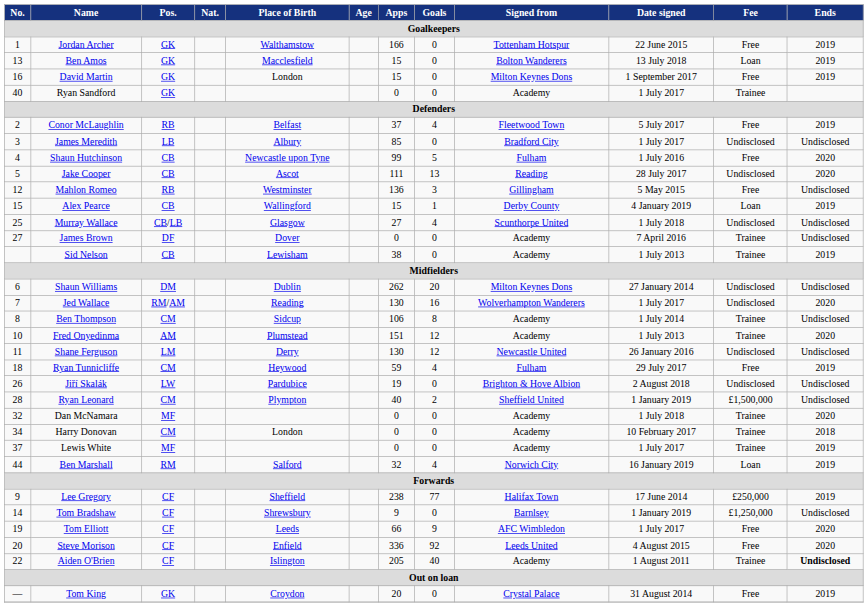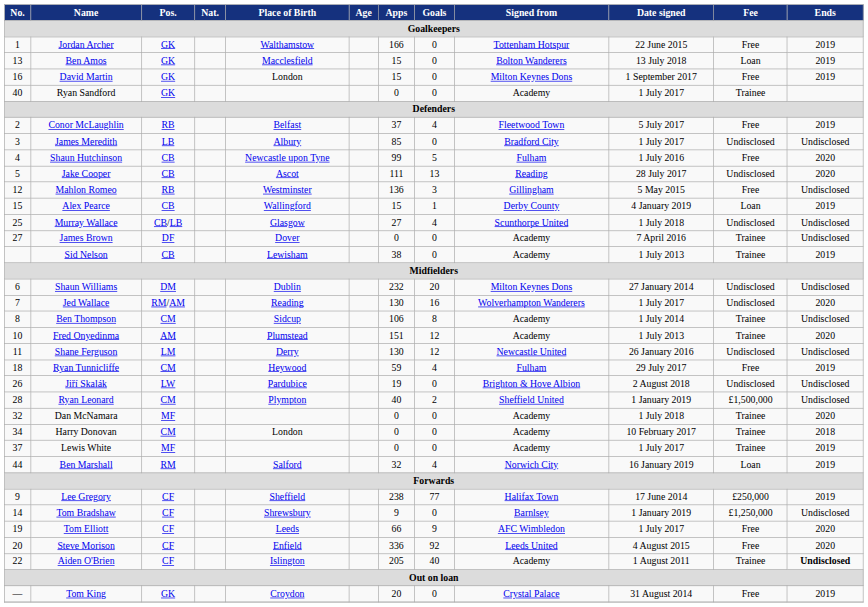(396, 287) 262 -> (396, 287) 232
